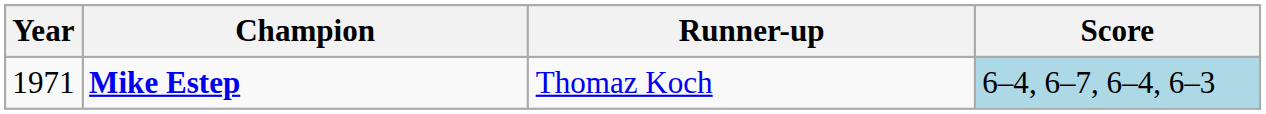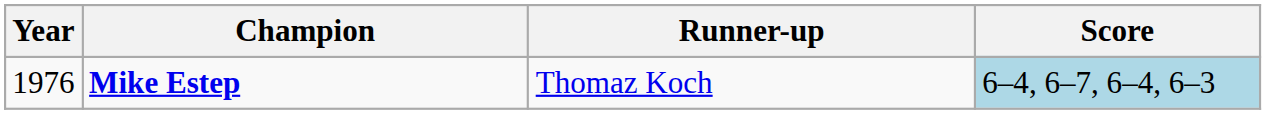(43, 81) 1971 -> (43, 81) 1976
